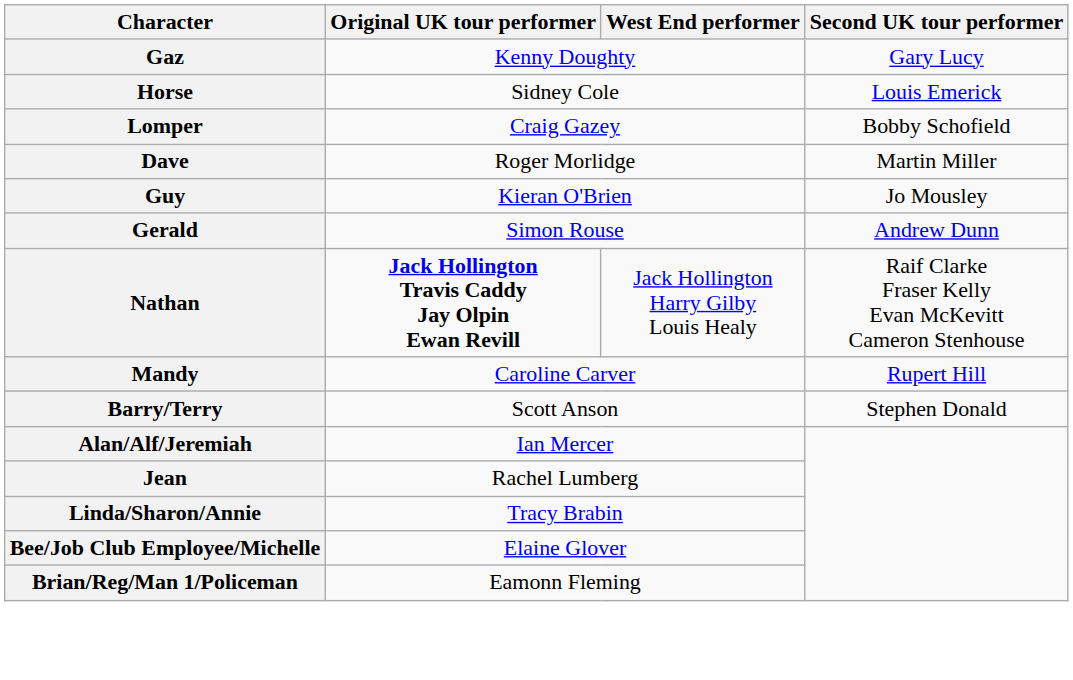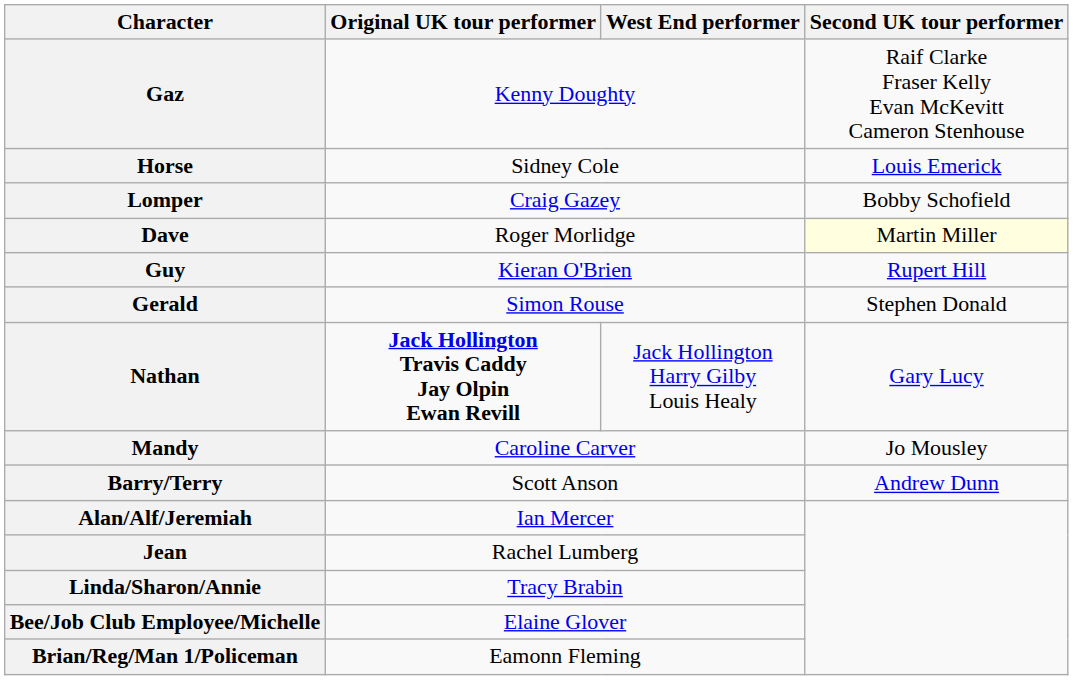(937, 56) Gary Lucy -> (937, 93) Raif Clarke Fraser Kelly Evan McKevitt Cameron Stenhouse
(937, 160) no background -> (937, 234) lightyellow background
(937, 195) Jo Mousley -> (937, 269) Rupert Hill
(937, 230) Andrew Dunn -> (937, 304) Stephen Donald
(937, 302) Raif Clarke Fraser Kelly Evan McKevitt Cameron Stenhouse -> (937, 376) Gary Lucy
(937, 373) Rupert Hill -> (937, 447) Jo Mousley
(937, 408) Stephen Donald -> (937, 482) Andrew Dunn
